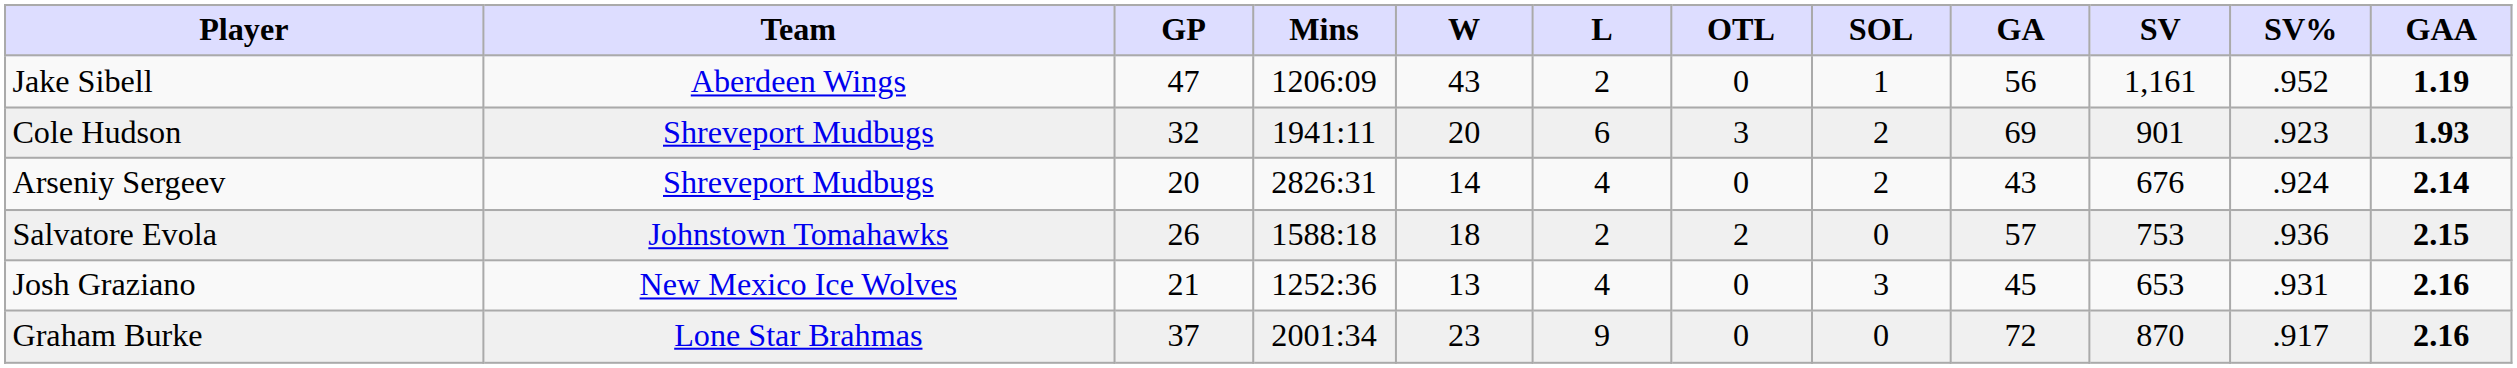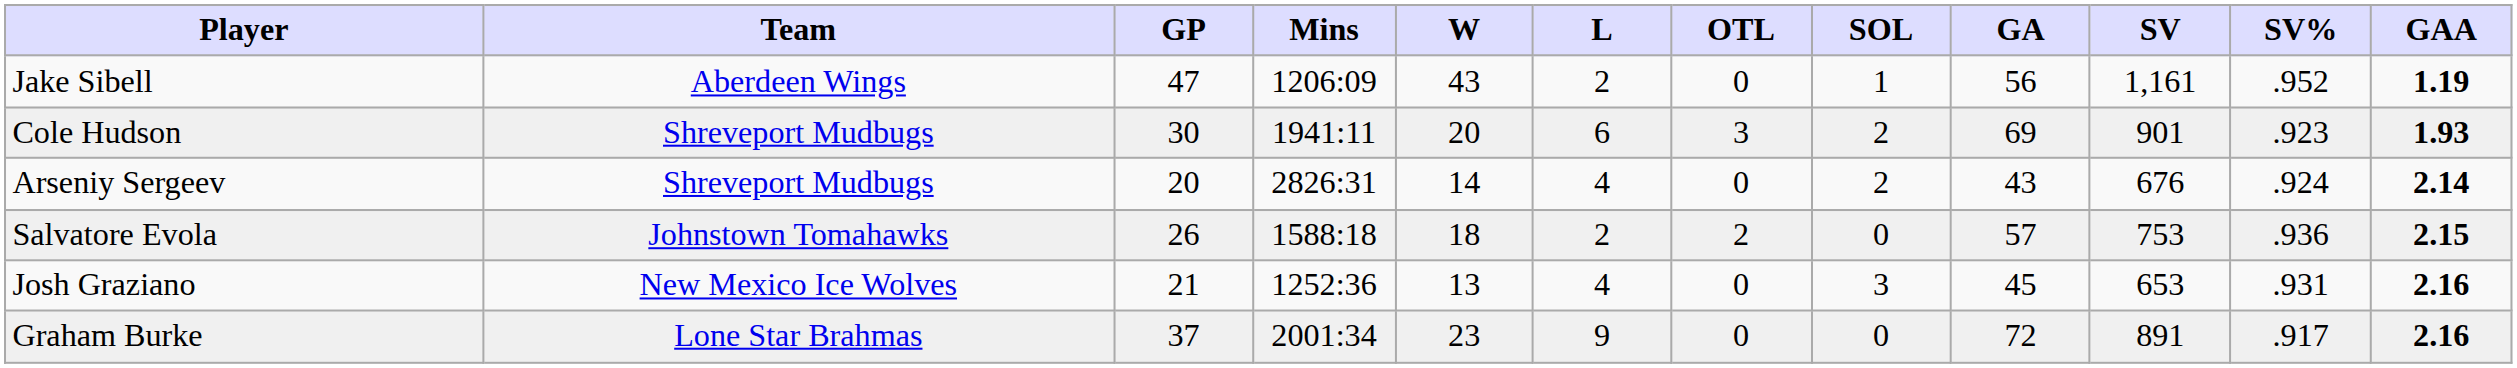(1183, 132) 32 -> (1183, 132) 30
(2160, 336) 870 -> (2160, 336) 891
